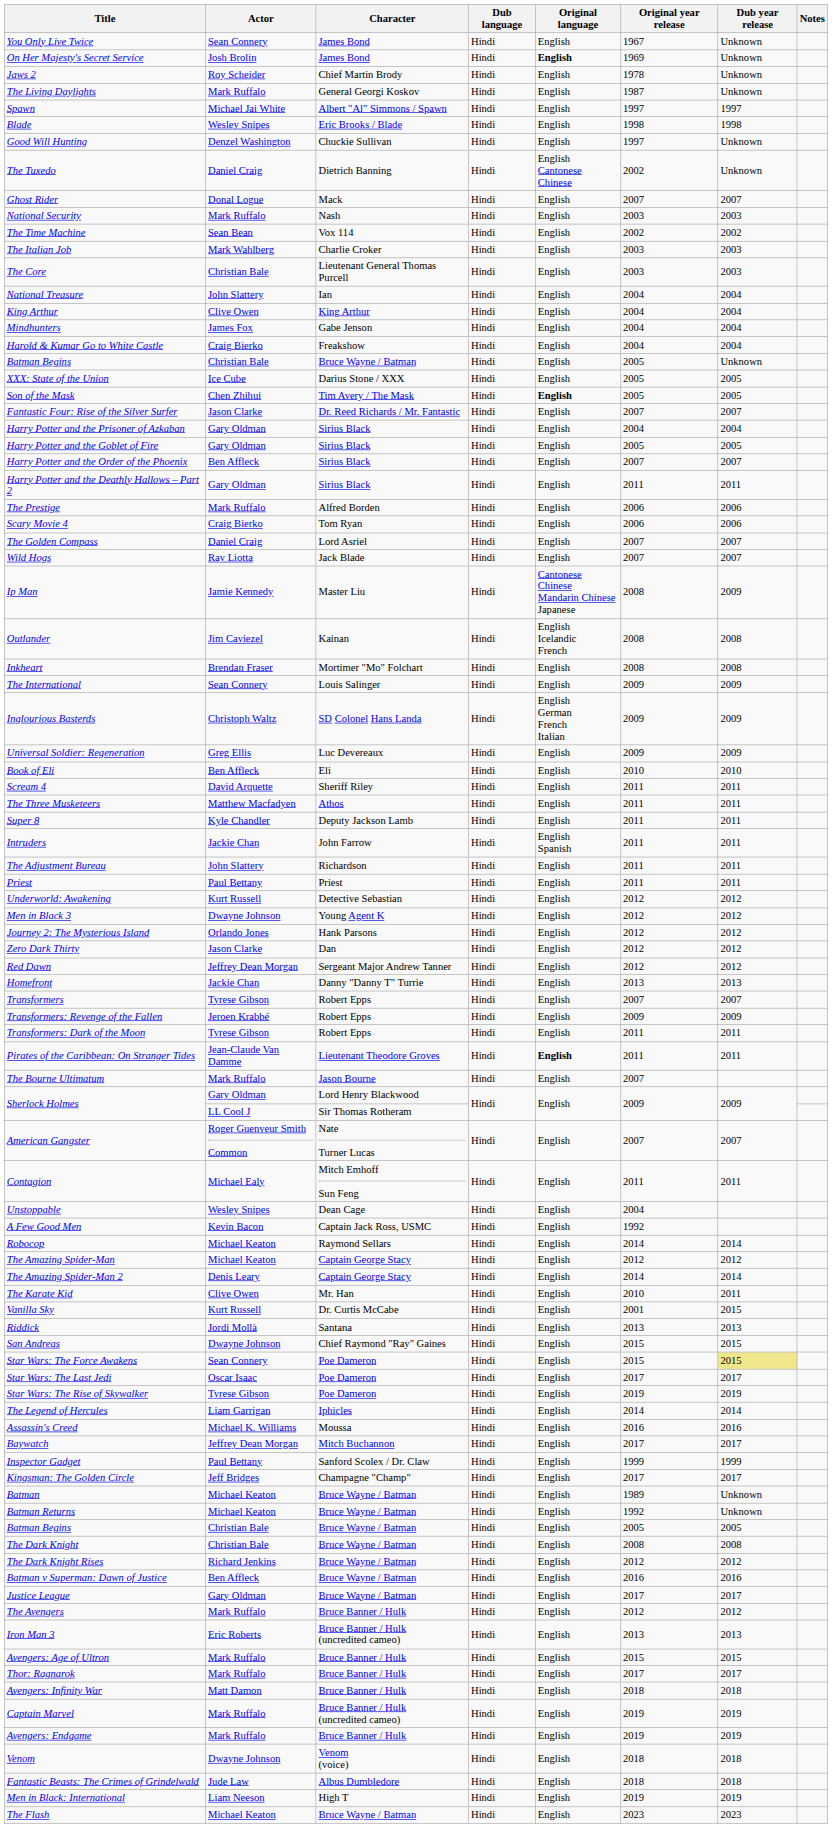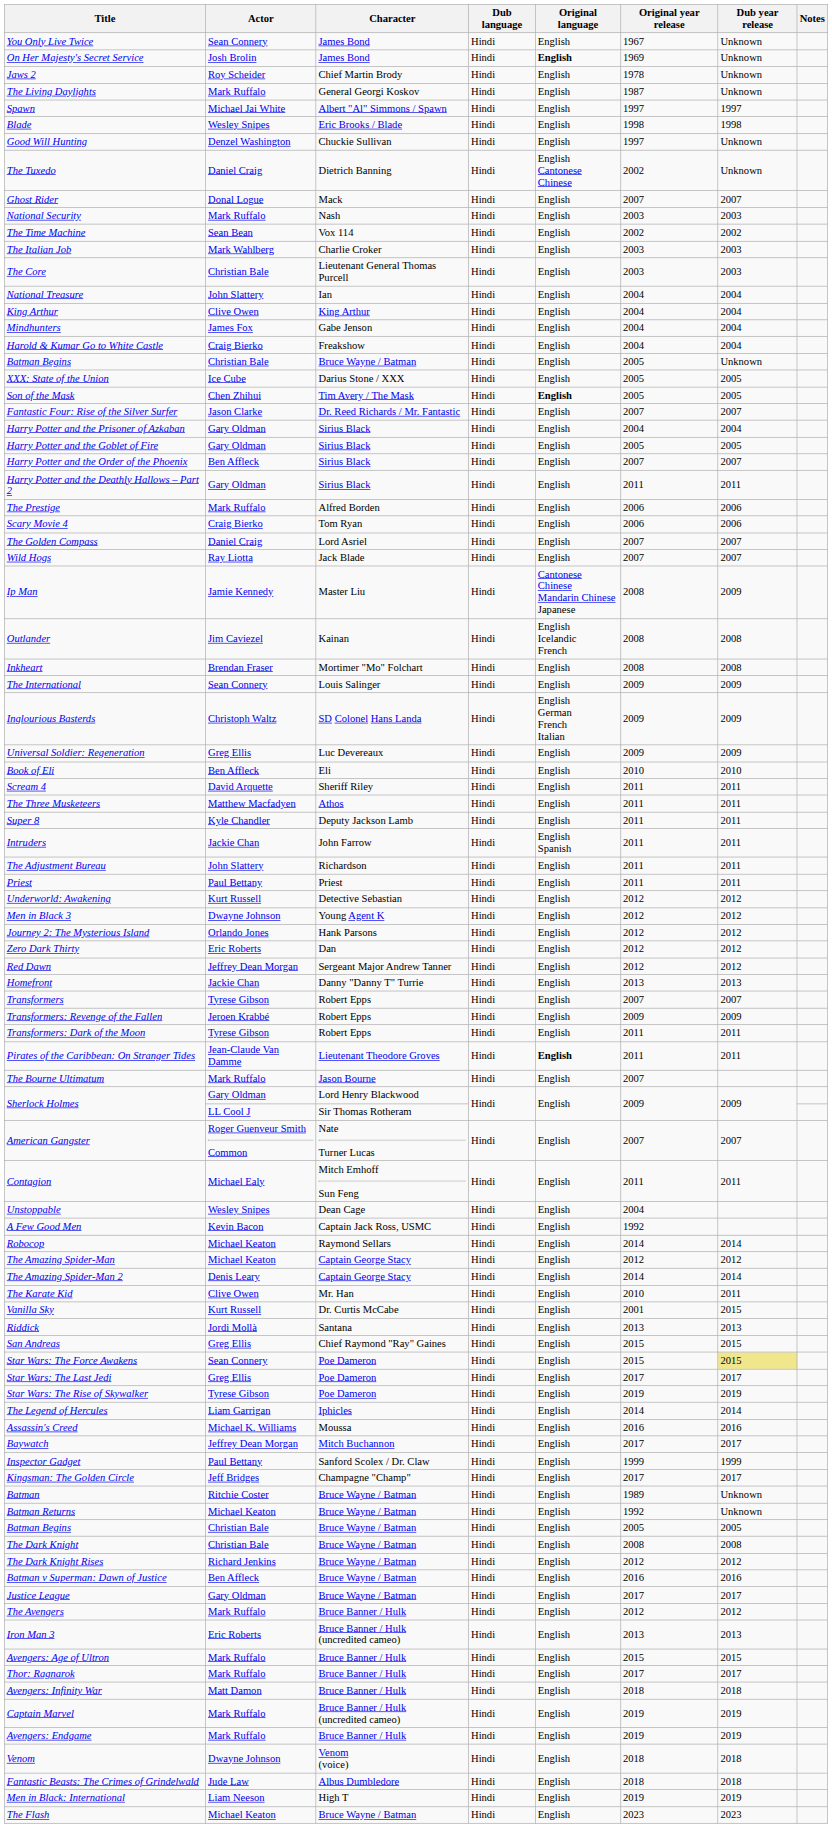(235, 949) Jason Clarke -> (235, 949) Eric Roberts
(244, 1343) Dwayne Johnson -> (230, 1343) Greg Ellis
(232, 1377) Oscar Isaac -> (230, 1377) Greg Ellis
(242, 1494) Michael Keaton -> (238, 1494) Ritchie Coster
